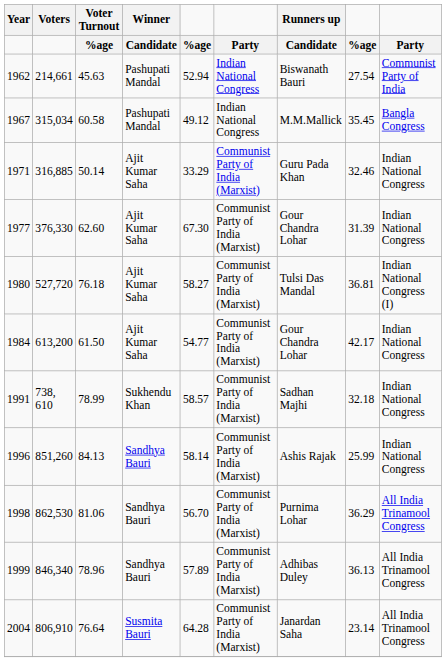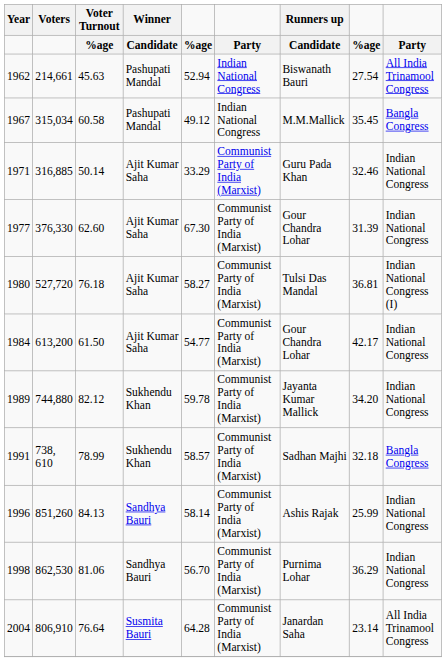(409, 76) Communist Party of India -> (410, 76) All India Trinamool Congress
+ row: (19, 399)
(403, 399) Indian National Congress -> (407, 456) Bangla Congress
(406, 513) All India Trinamool Congress -> (407, 571) Indian National Congress
- row: (19, 571)
